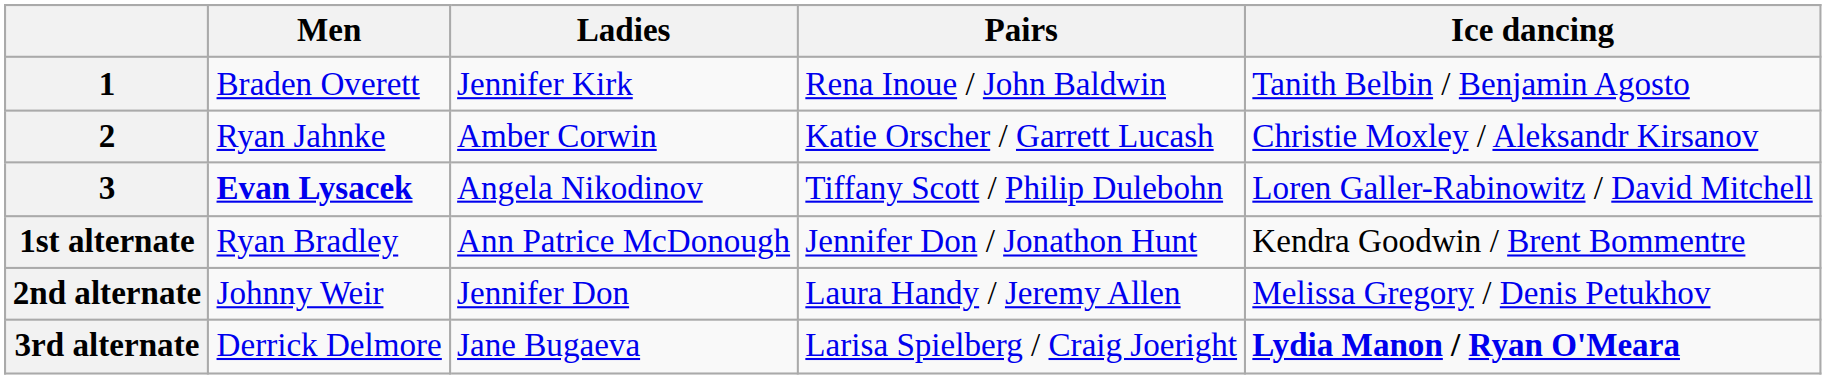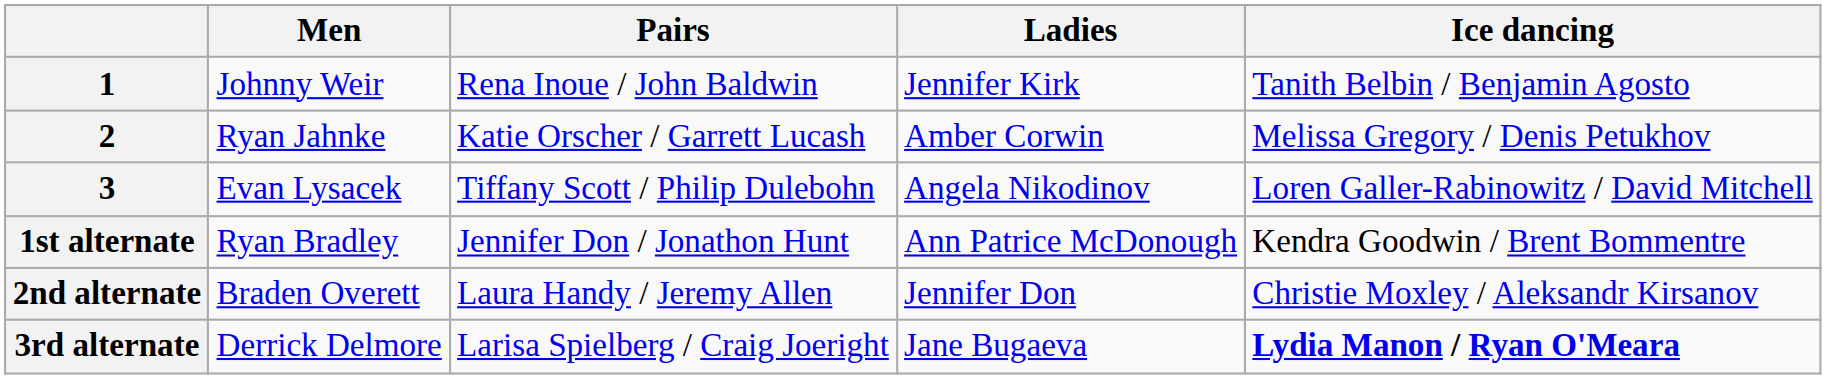columns swapped: (624, 30) <-> (1021, 30)
(318, 83) Braden Overett -> (300, 83) Johnny Weir
(1505, 135) Christie Moxley / Aleksandr Kirsanov -> (1481, 135) Melissa Gregory / Denis Petukhov
(315, 188) bold -> (309, 188) normal
(300, 293) Johnny Weir -> (318, 293) Braden Overett
(1481, 293) Melissa Gregory / Denis Petukhov -> (1505, 293) Christie Moxley / Aleksandr Kirsanov
